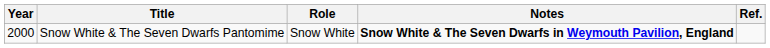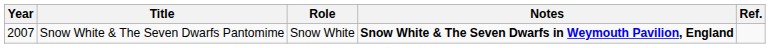(21, 33) 2000 -> (21, 33) 2007
